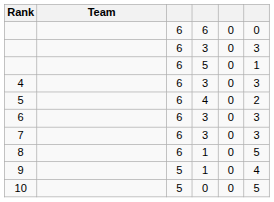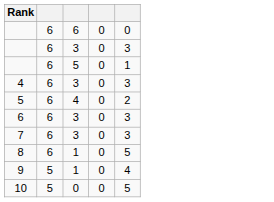- column: (102, 13)
